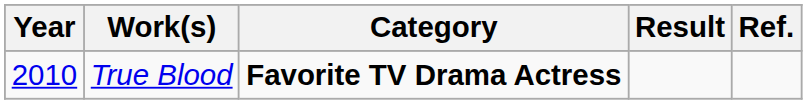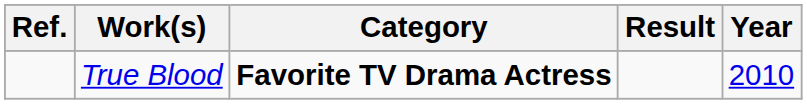columns swapped: (44, 27) <-> (766, 27)
